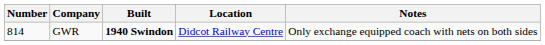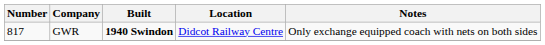(15, 31) 814 -> (15, 31) 817
